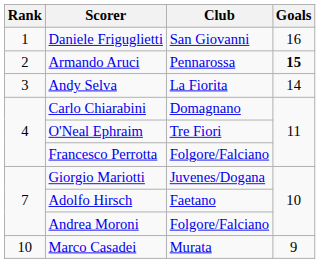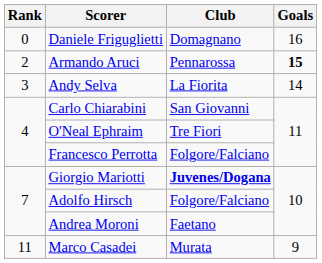(25, 39) 1 -> (25, 39) 0
(209, 39) San Giovanni -> (205, 39) Domagnano
(205, 108) Domagnano -> (209, 108) San Giovanni
(217, 177) normal -> (220, 177) bold
(193, 200) Faetano -> (219, 200) Folgore/Falciano
(219, 223) Folgore/Falciano -> (193, 223) Faetano
(25, 246) 10 -> (25, 246) 11
